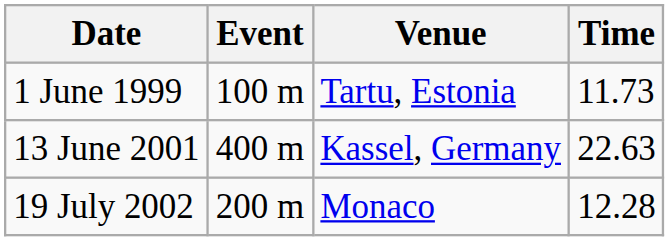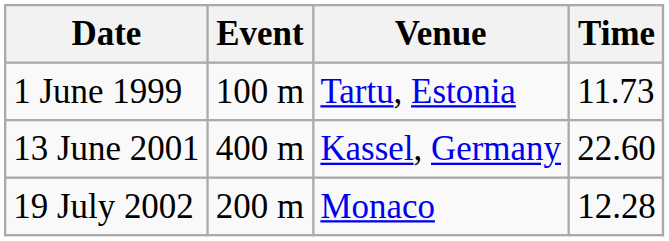(617, 148) 22.63 -> (617, 148) 22.60
